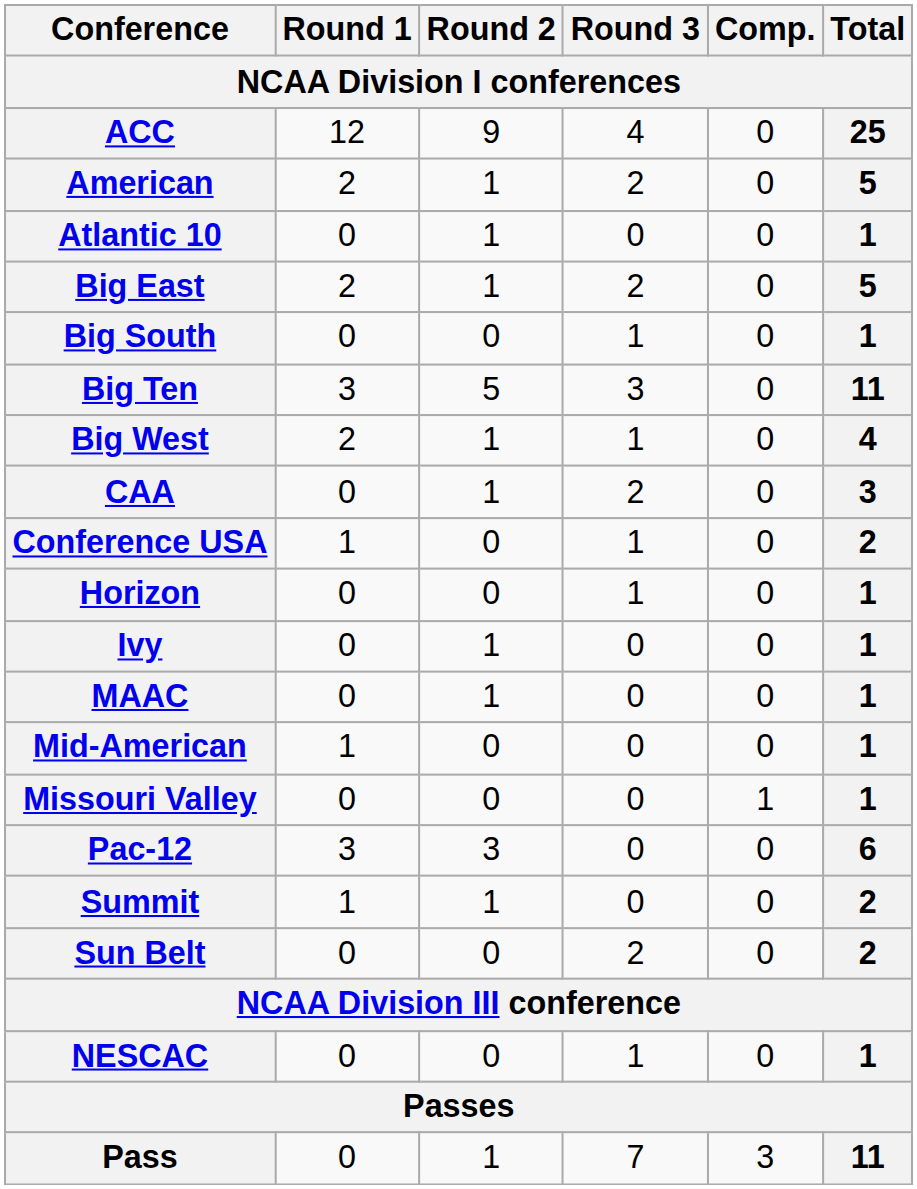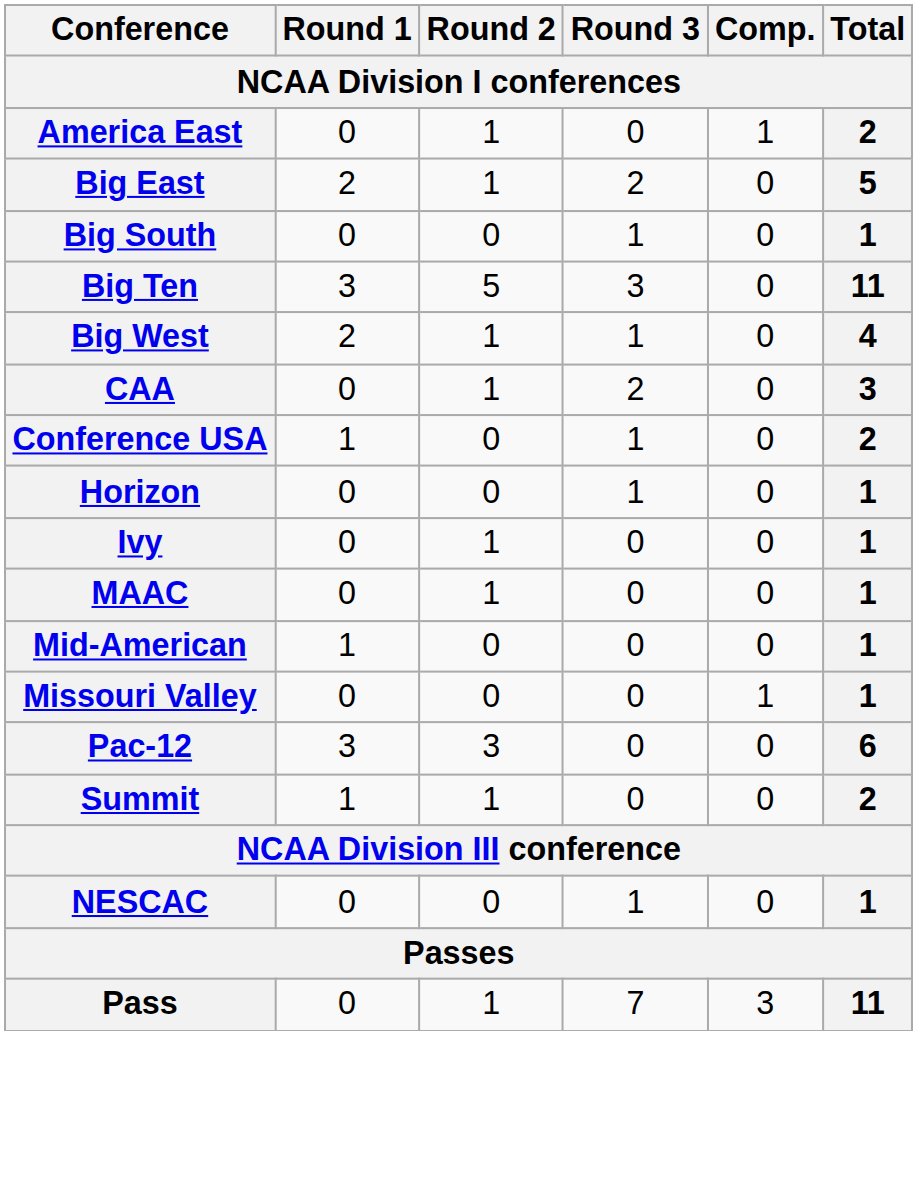- row: (140, 132)
+ row: (140, 132)
- row: (140, 183)
- row: (140, 235)
- row: (140, 952)
